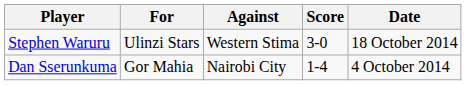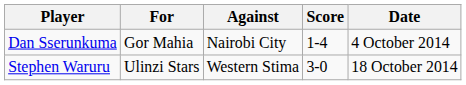rows swapped: (62, 67) <-> (59, 42)
